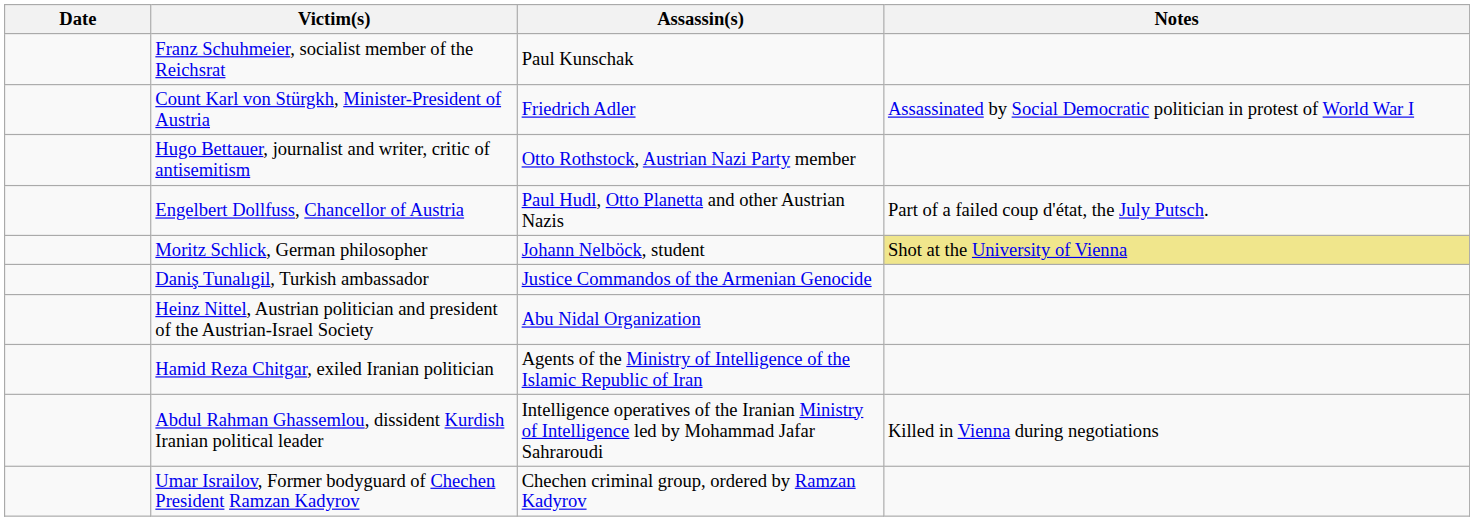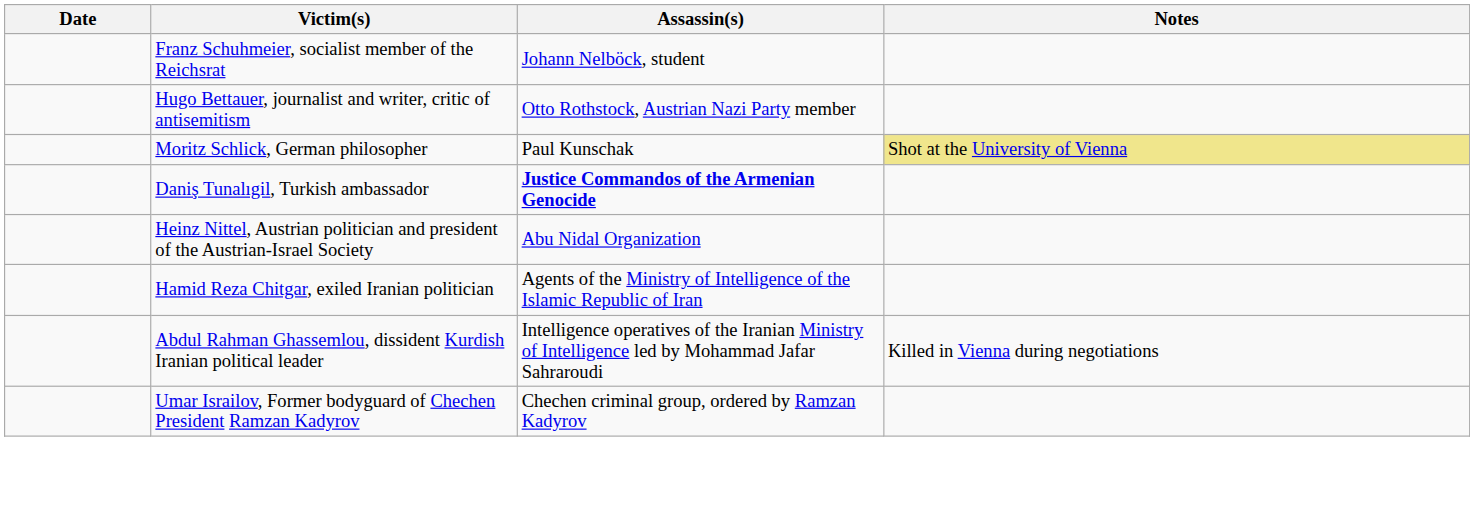(578, 59) Paul Kunschak -> (613, 59) Johann Nelböck, student
- row: (328, 109)
- row: (310, 210)
(613, 249) Johann Nelböck, student -> (578, 149) Paul Kunschak
(697, 279) normal -> (668, 189) bold
